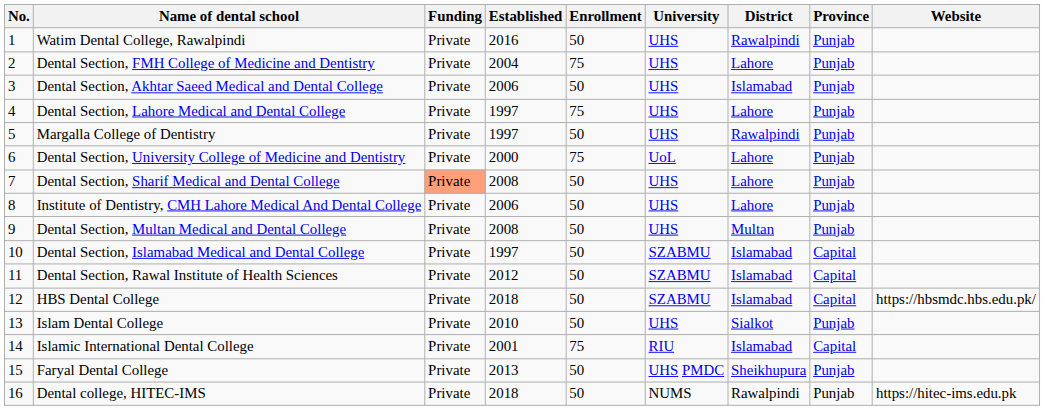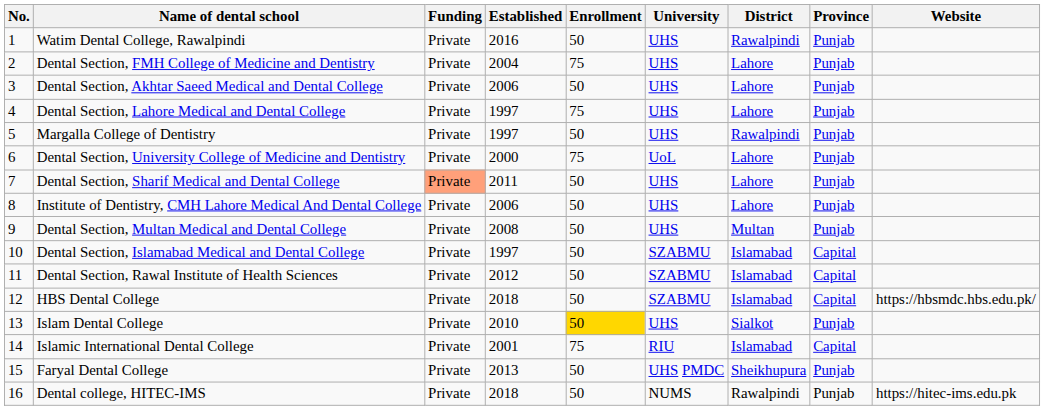(762, 87) Islamabad -> (752, 87) Lahore
(504, 181) 2008 -> (503, 181) 2011
(577, 323) no background -> (577, 323) gold background
